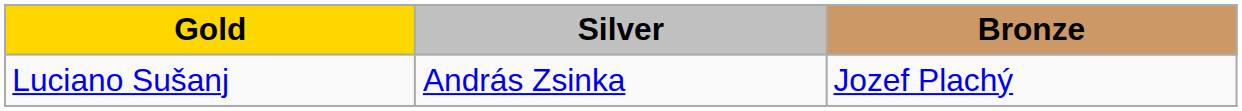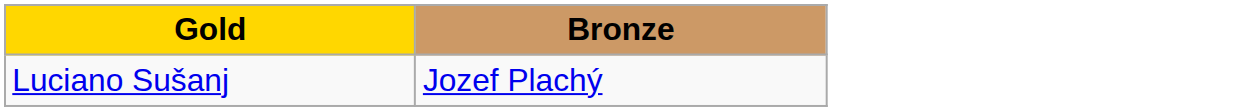- column: (621, 29)
